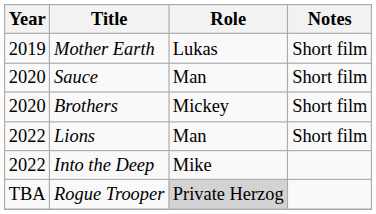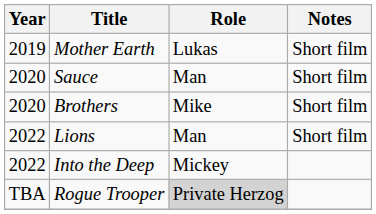(201, 106) Mickey -> (192, 106) Mike
(192, 164) Mike -> (201, 164) Mickey
